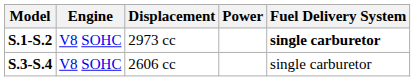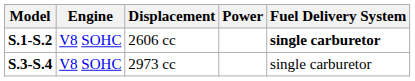(152, 40) 2973 cc -> (152, 40) 2606 cc
(152, 64) 2606 cc -> (152, 64) 2973 cc
